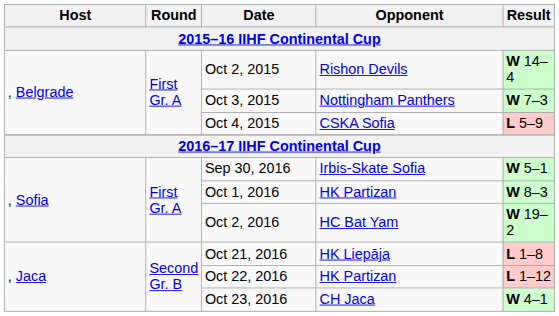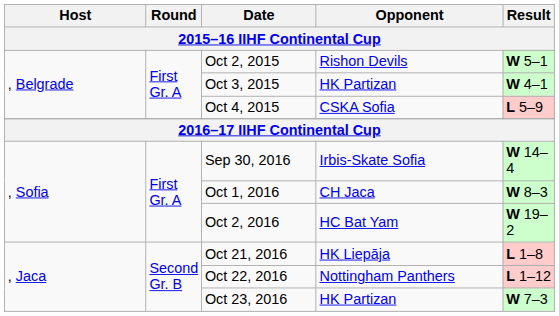(527, 69) W 14–4 -> (527, 61) W 5–1
(387, 100) Nottingham Panthers -> (358, 84) HK Partizan
(527, 100) W 7–3 -> (527, 84) W 4–1
(527, 169) W 5–1 -> (527, 161) W 14–4
(358, 191) HK Partizan -> (347, 191) CH Jaca
(358, 276) HK Partizan -> (387, 276) Nottingham Panthers
(347, 299) CH Jaca -> (358, 299) HK Partizan
(527, 299) W 4–1 -> (527, 299) W 7–3
